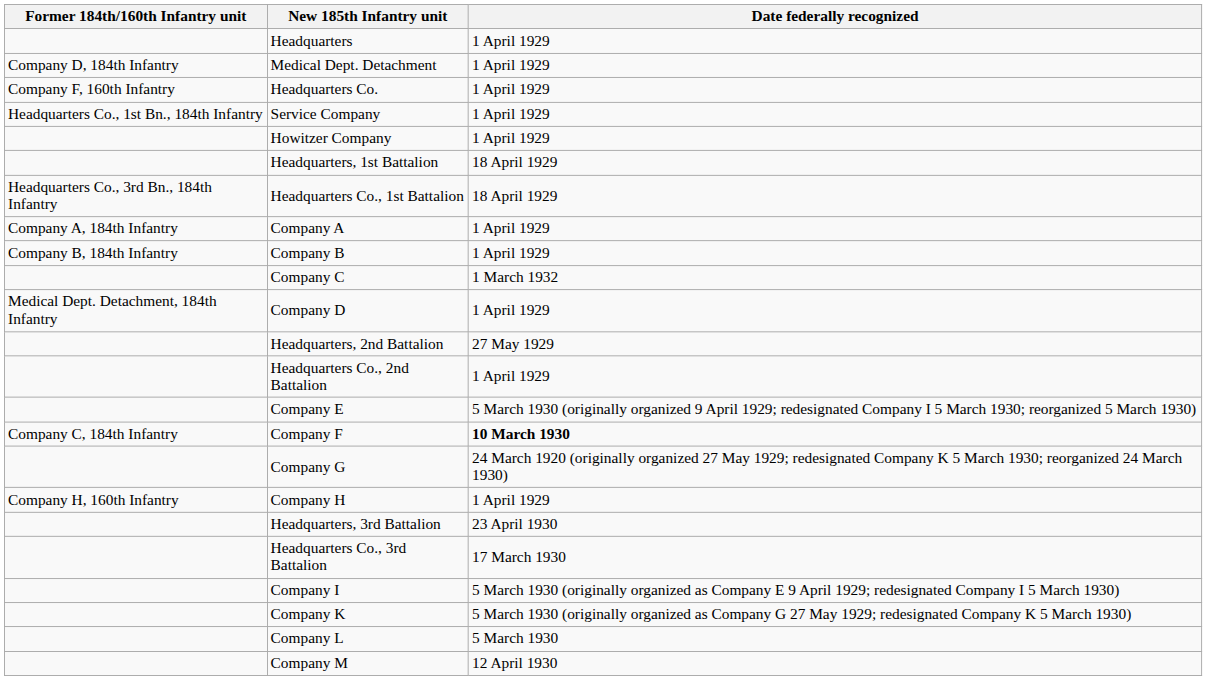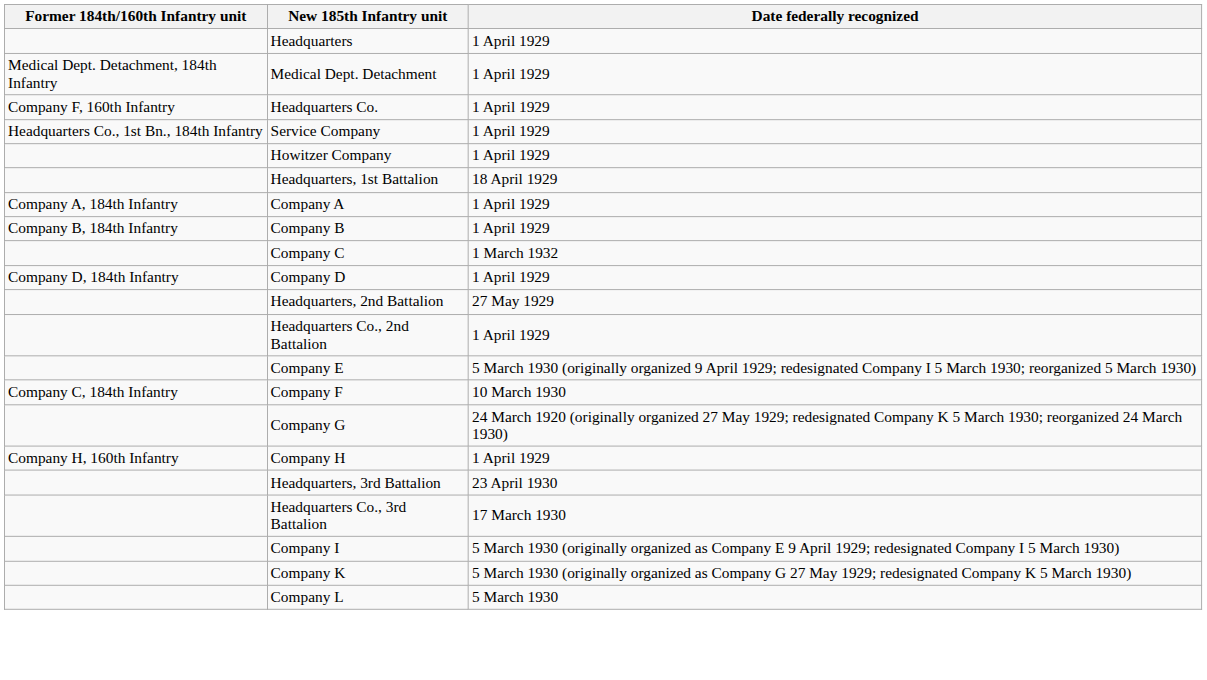(93, 65) Company D, 184th Infantry -> (112, 74) Medical Dept. Detachment, 184th Infantry
- row: (367, 195)
(112, 310) Medical Dept. Detachment, 184th Infantry -> (93, 277) Company D, 184th Infantry
(521, 433) bold -> (519, 392) normal
- row: (309, 663)
